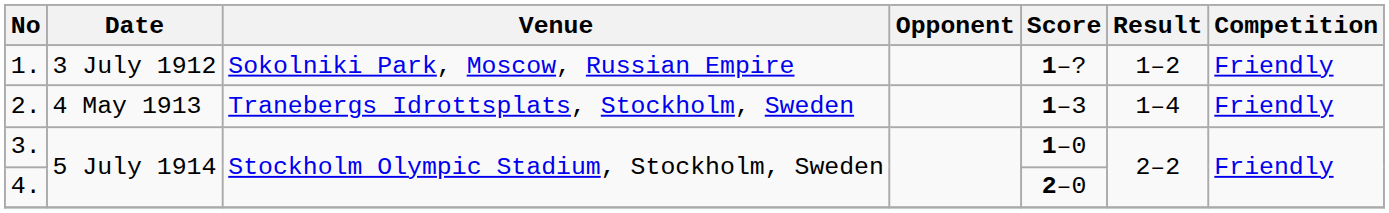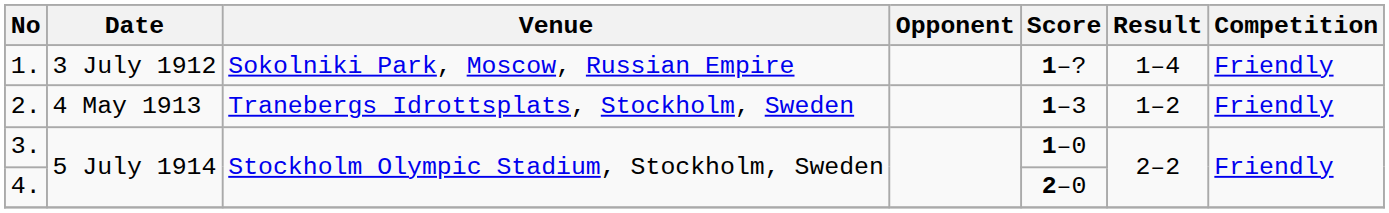(1158, 66) 1–2 -> (1158, 66) 1–4
(1158, 106) 1–4 -> (1158, 106) 1–2
